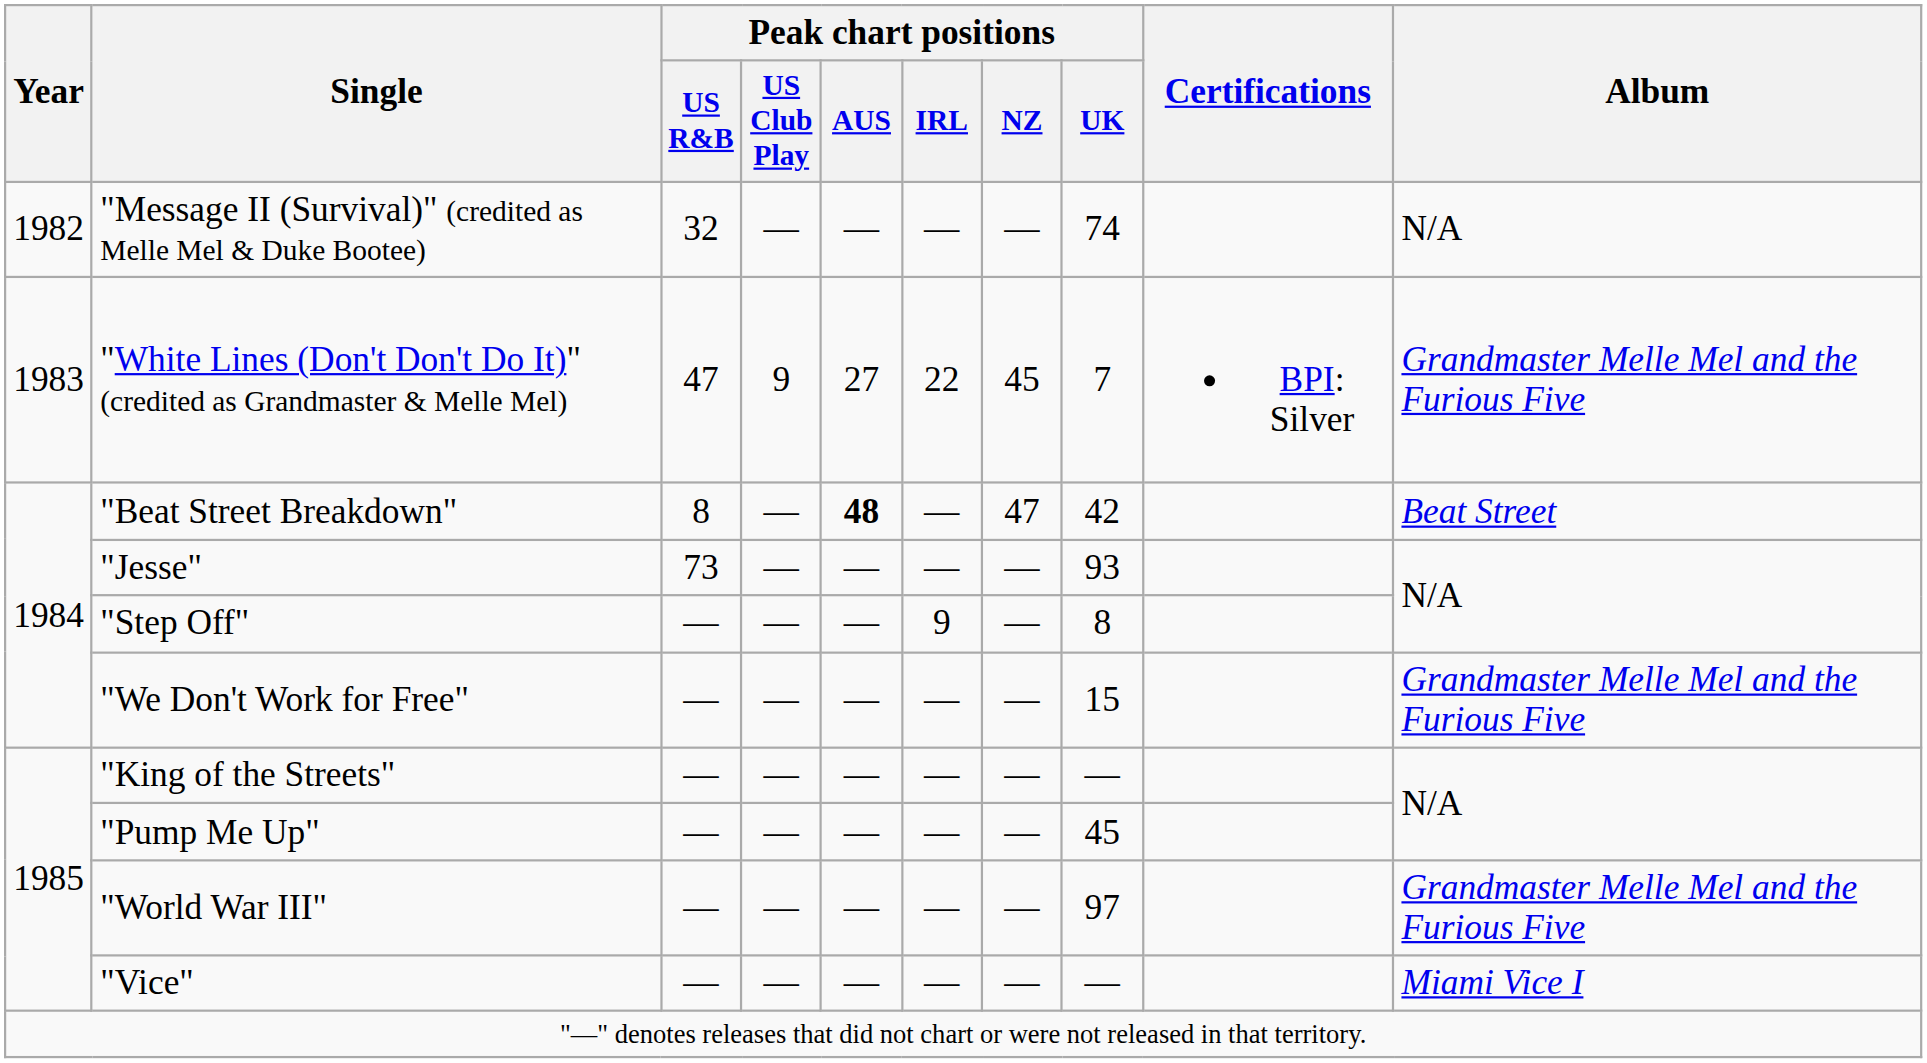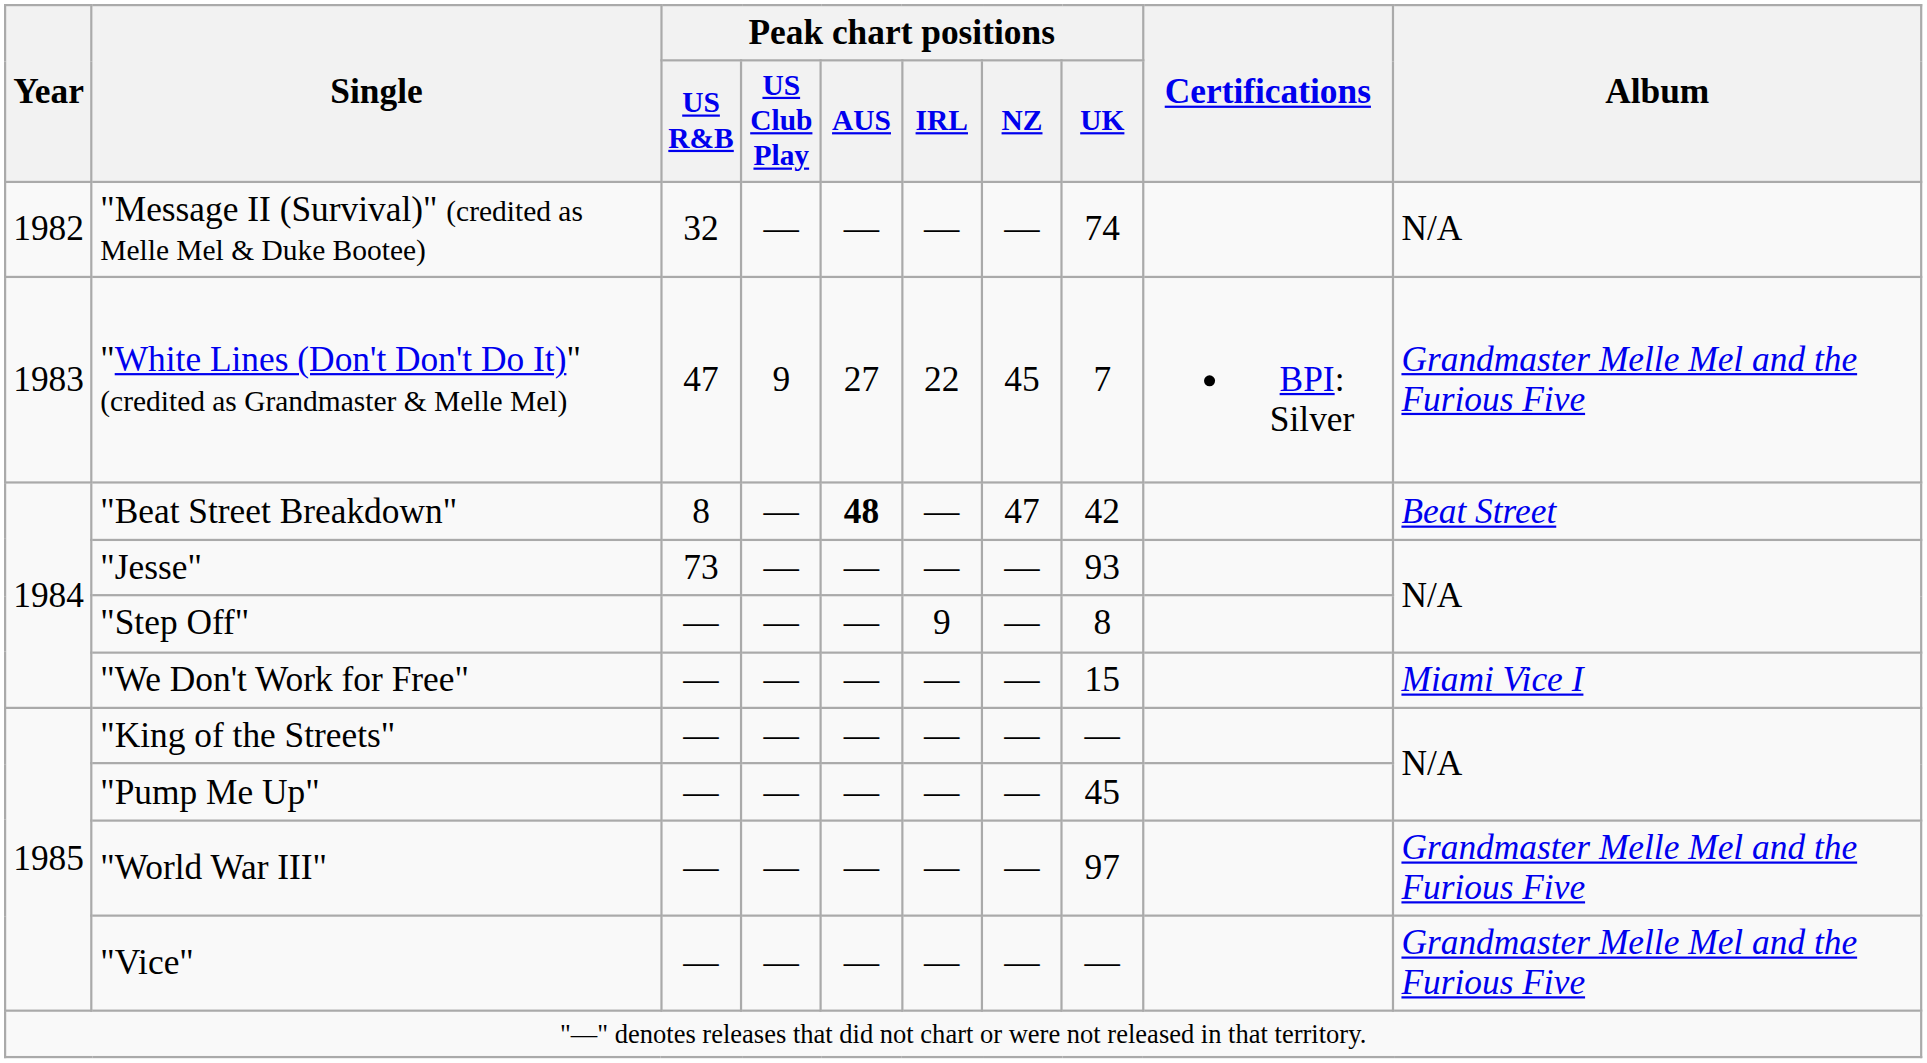(1629, 698) Grandmaster Melle Mel and the Furious Five -> (1492, 679) Miami Vice I
(1492, 982) Miami Vice I -> (1629, 963) Grandmaster Melle Mel and the Furious Five
